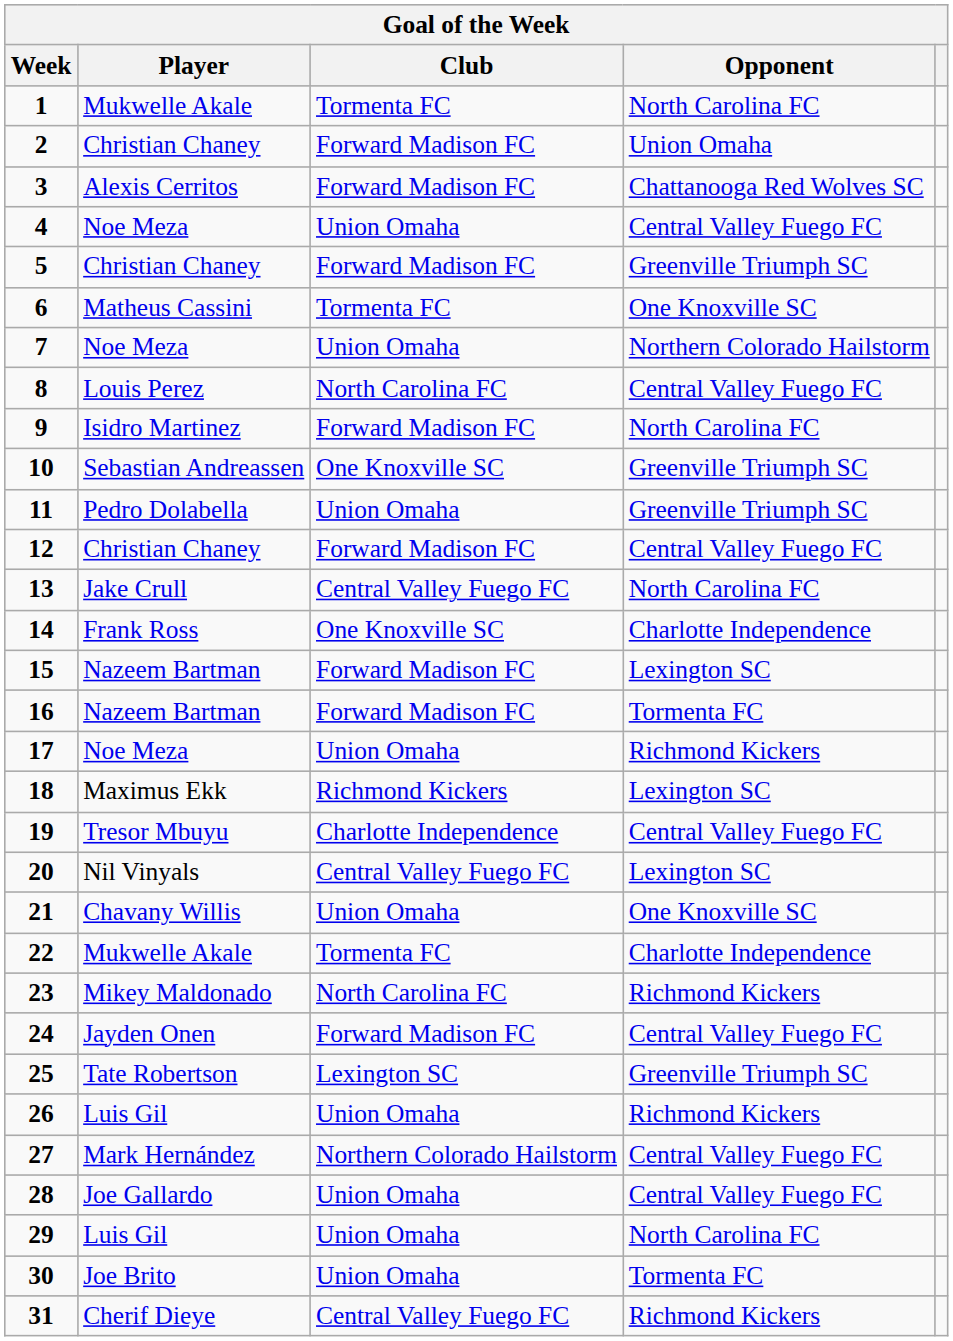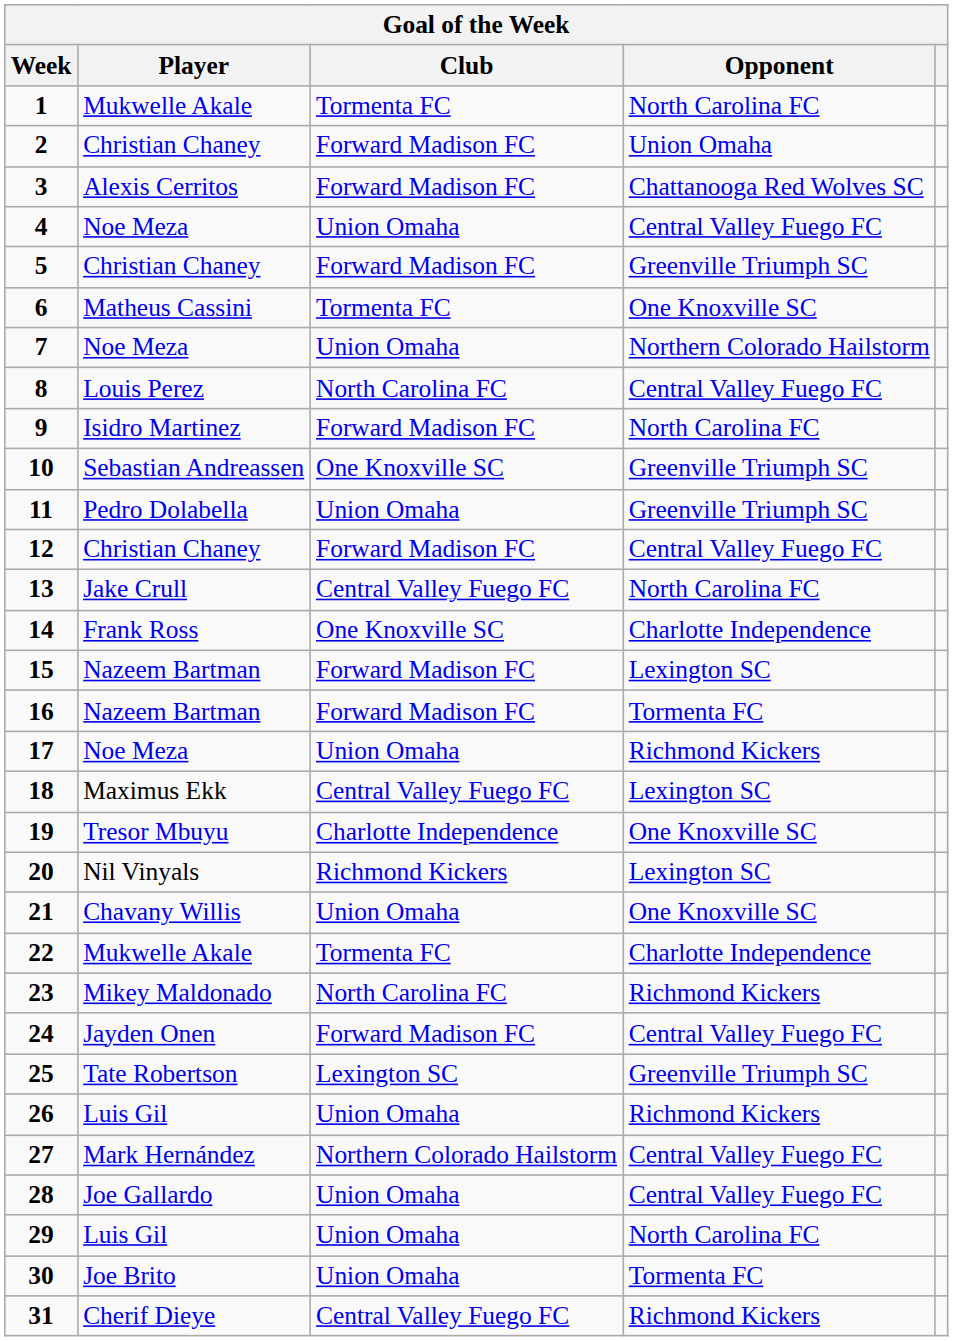(412, 791) Richmond Kickers -> (443, 791) Central Valley Fuego FC
(755, 831) Central Valley Fuego FC -> (723, 831) One Knoxville SC
(443, 871) Central Valley Fuego FC -> (412, 871) Richmond Kickers
